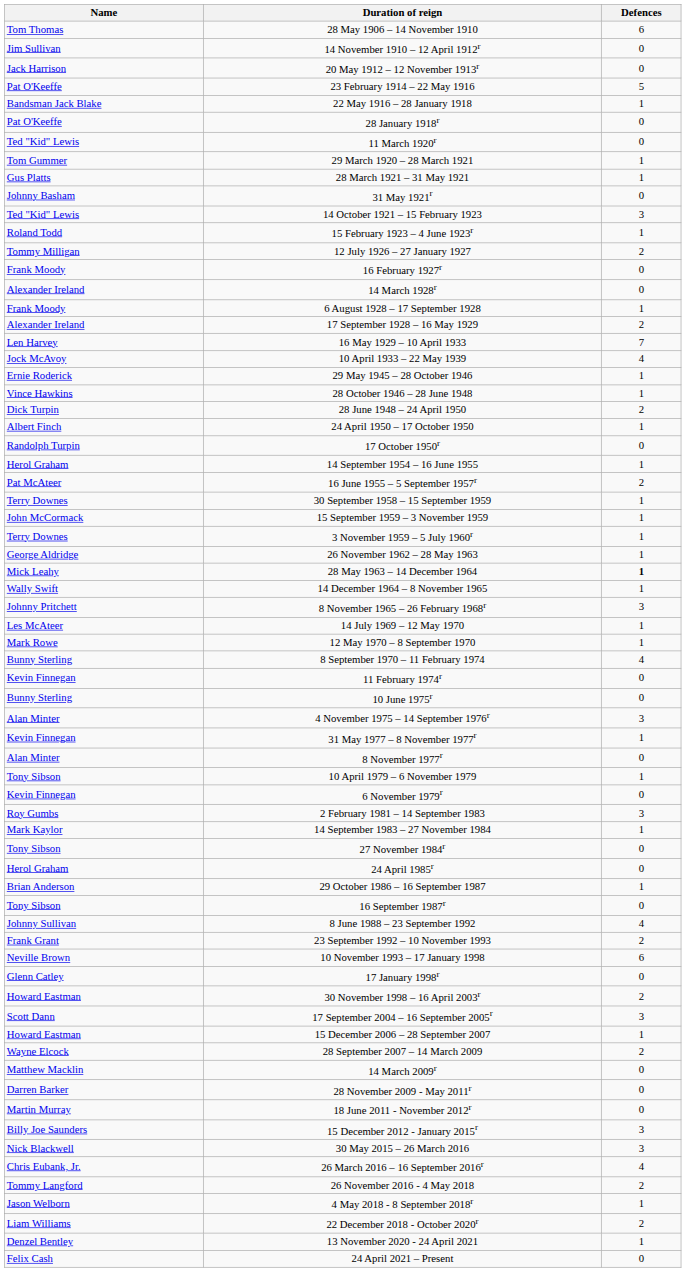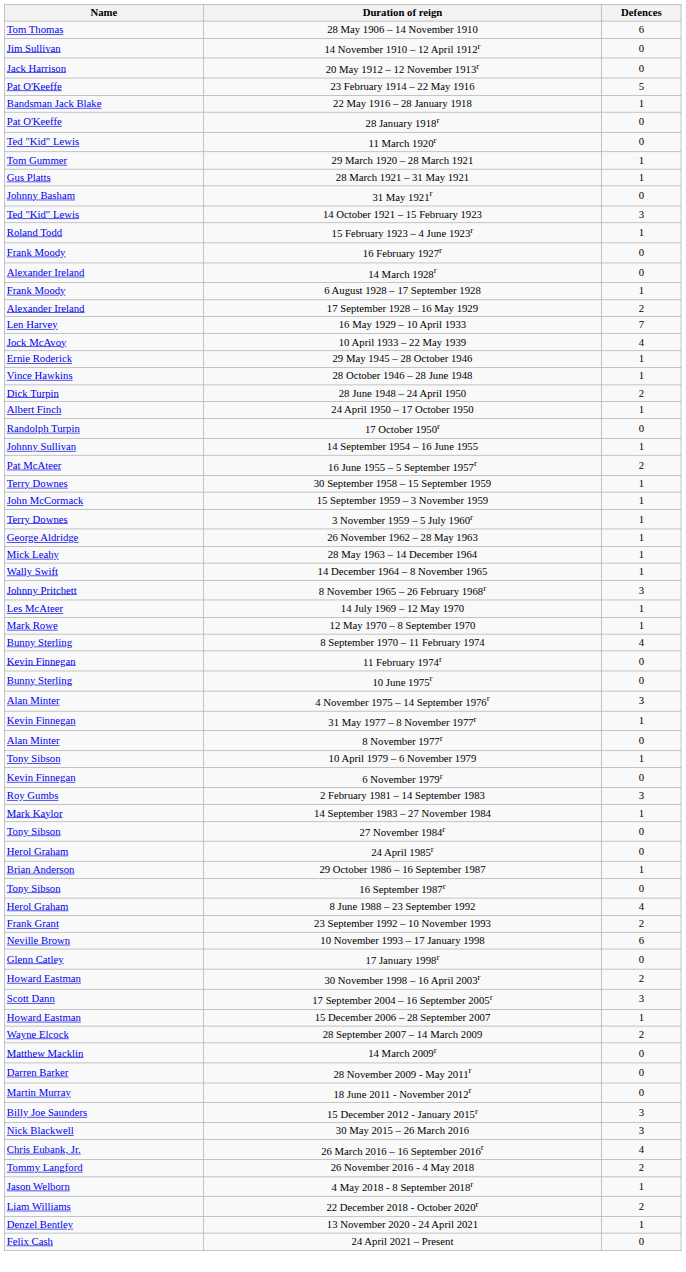- row: (402, 251)
(38, 464) Herol Graham -> (41, 447) Johnny Sullivan
(641, 571) bold -> (641, 554) normal
(41, 923) Johnny Sullivan -> (38, 906) Herol Graham
